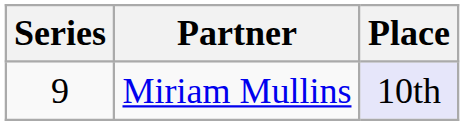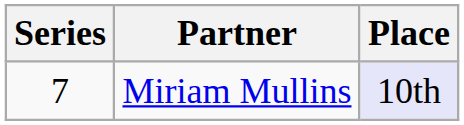(60, 90) 9 -> (60, 90) 7
